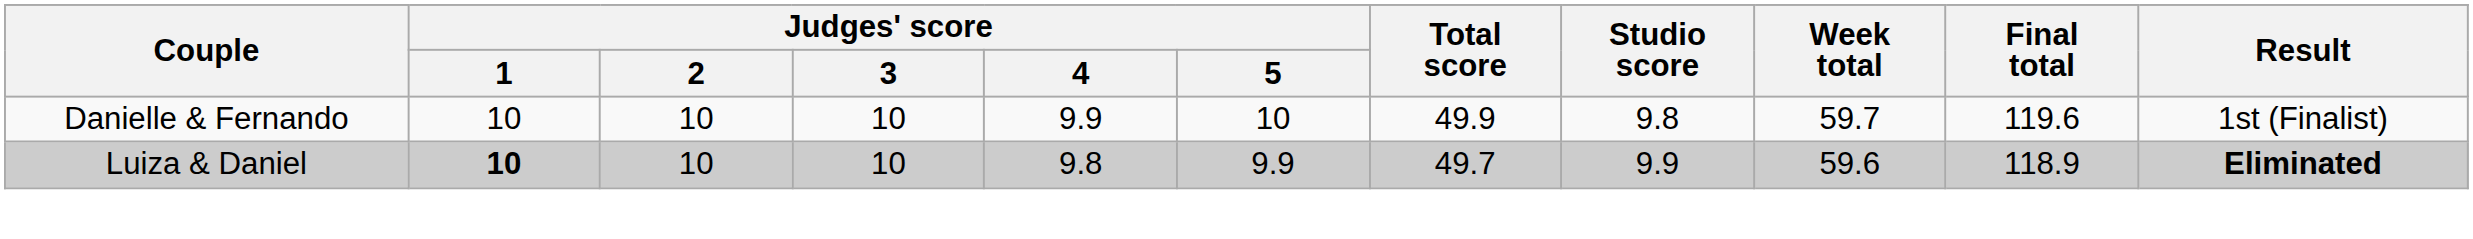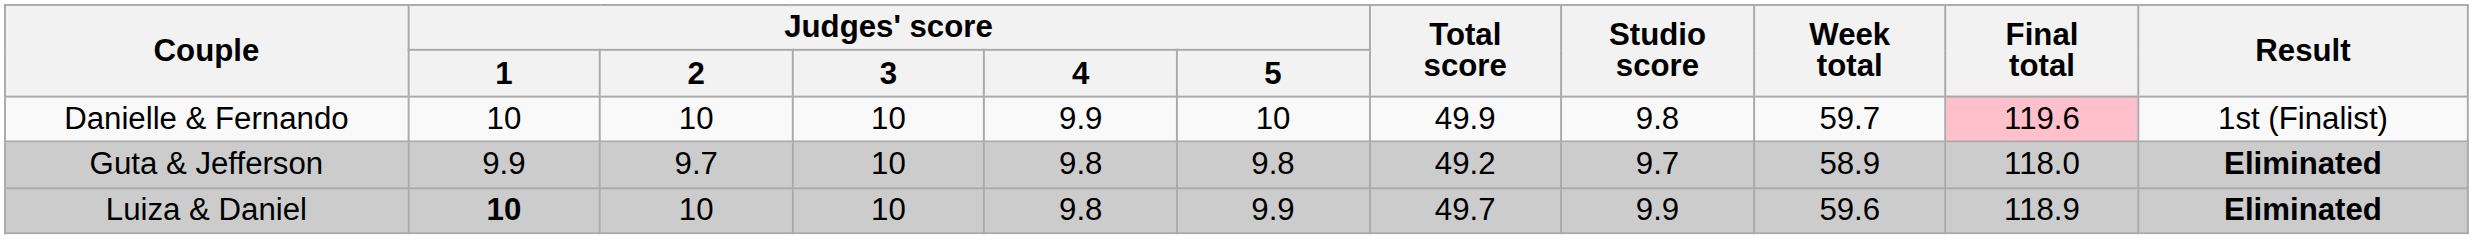(2042, 118) no background -> (2042, 118) pink background
+ row: (206, 164)
